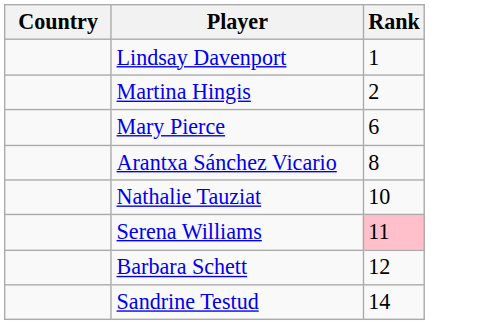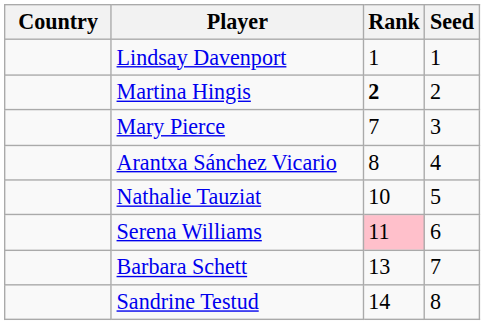+ column: (452, 22)
(374, 92) normal -> (374, 92) bold
(374, 127) 6 -> (374, 127) 7
(379, 267) 12 -> (379, 267) 13
